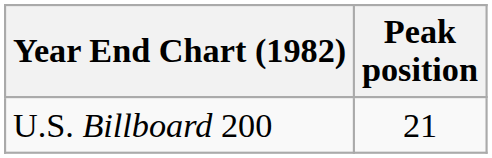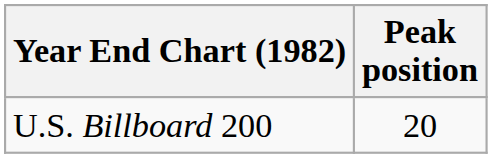(420, 124) 21 -> (420, 124) 20
